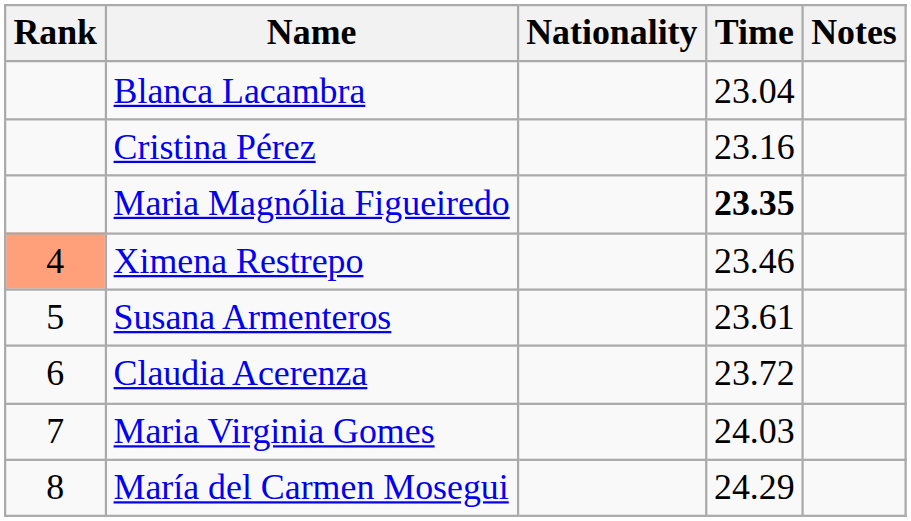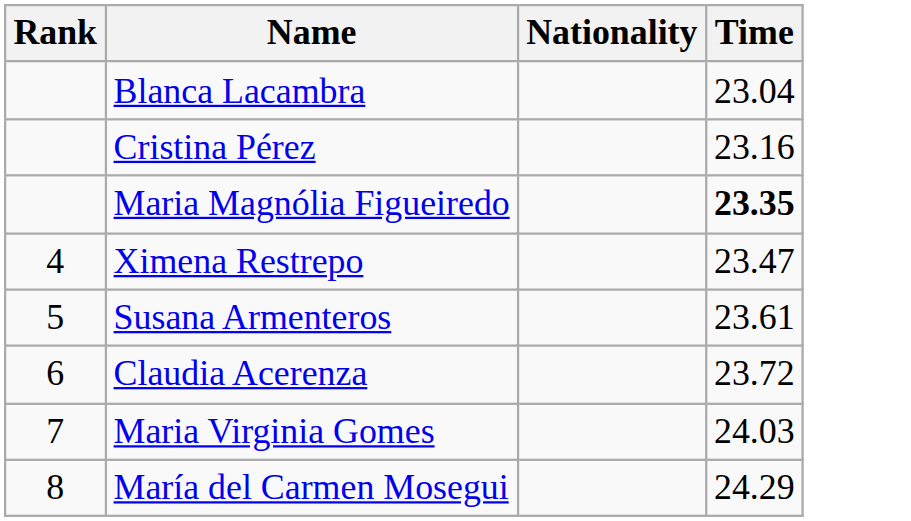- column: (854, 32)
(55, 260) lightsalmon background -> (55, 260) no background
(754, 260) 23.46 -> (754, 260) 23.47
